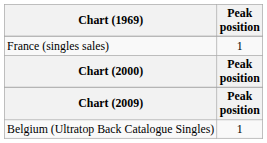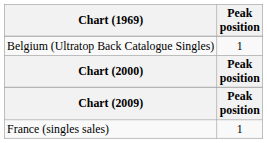rows swapped: (58, 45) <-> (111, 128)
